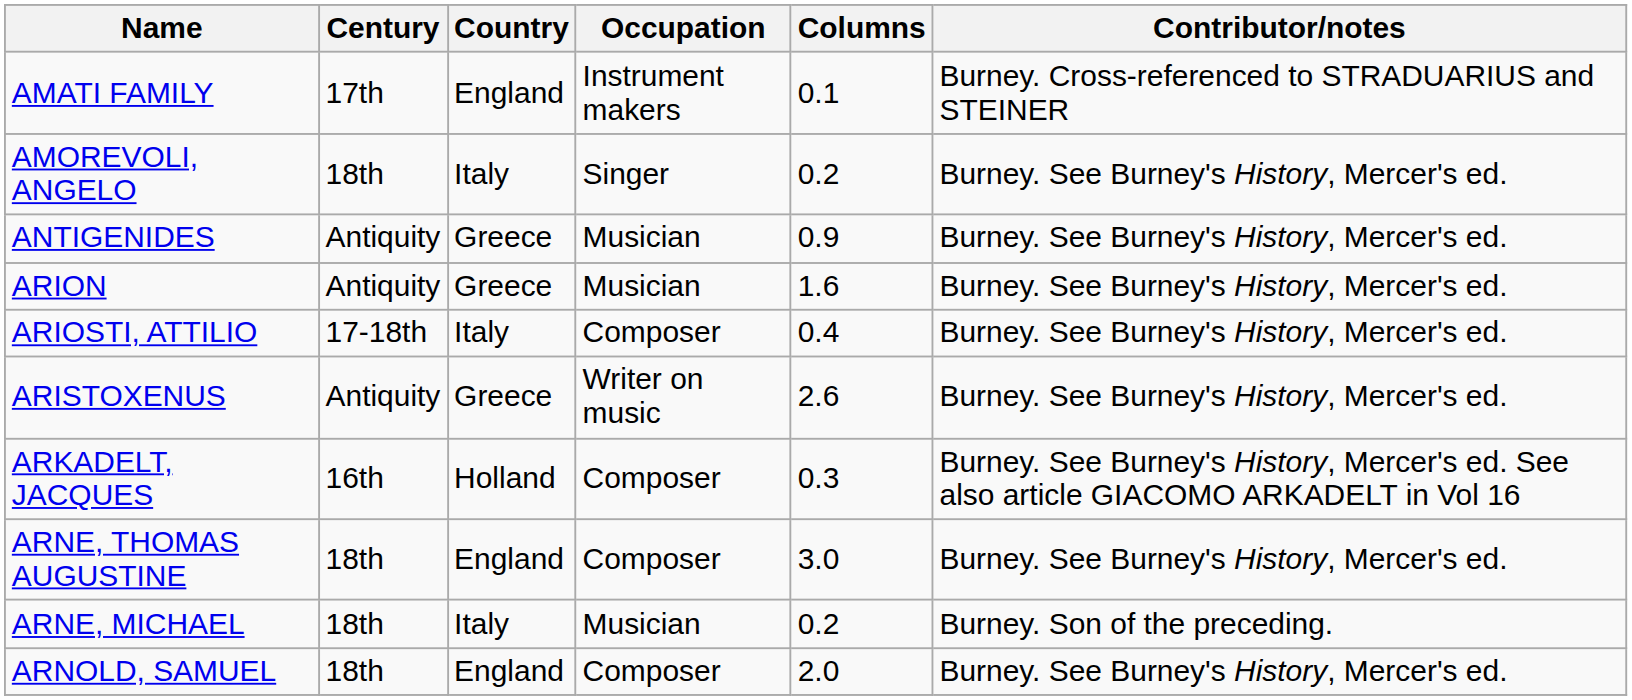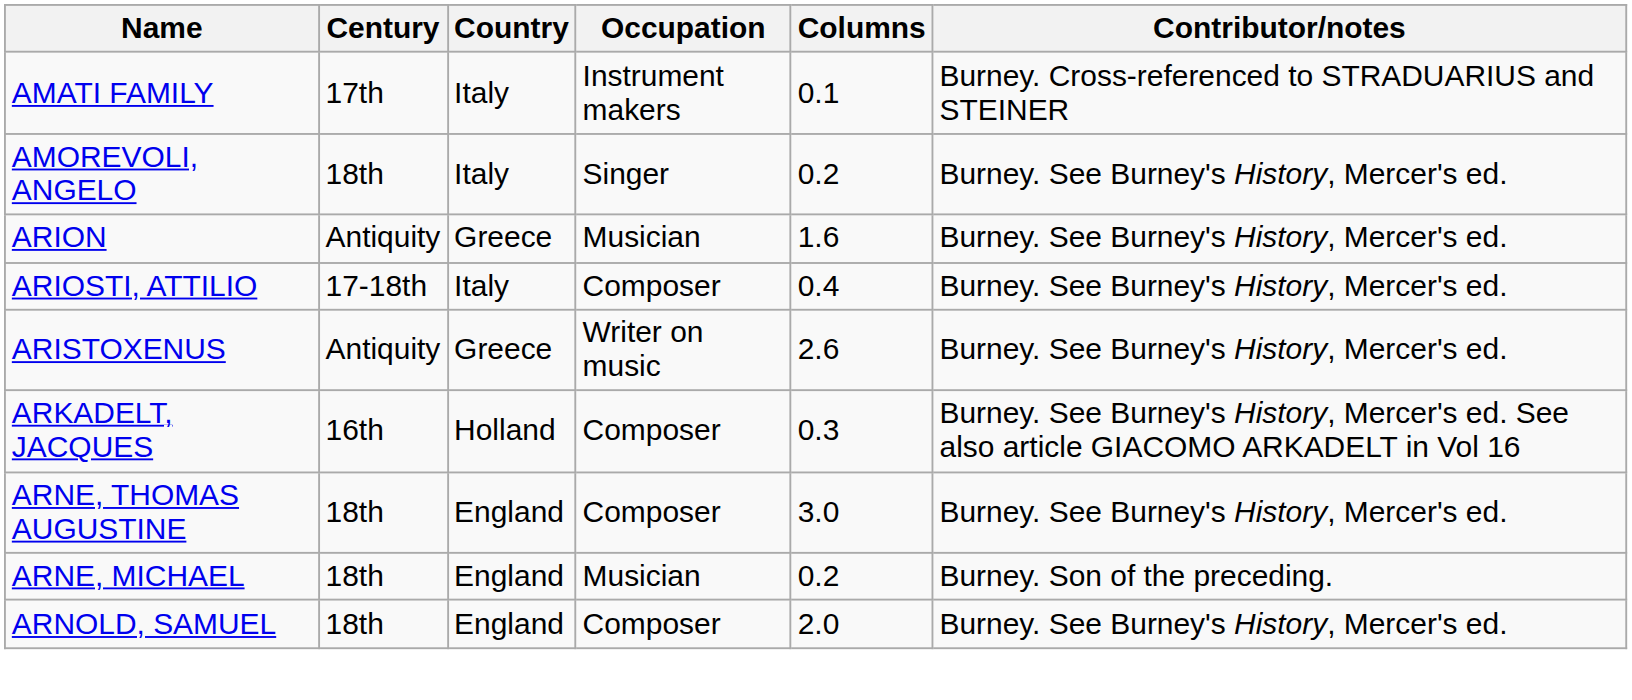(509, 92) England -> (482, 92) Italy
- row: (113, 237)
(482, 623) Italy -> (509, 576) England
